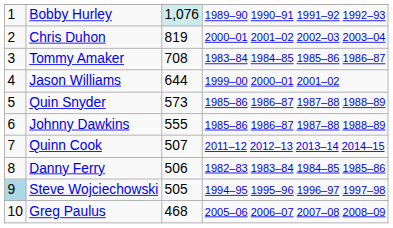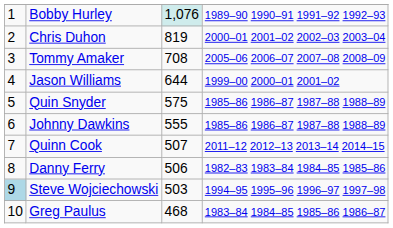(295, 59) 1983–84 1984–85 1985–86 1986–87 -> (295, 59) 2005–06 2006–07 2007–08 2008–09
(176, 102) 573 -> (176, 102) 575
(176, 189) 505 -> (176, 189) 503
(295, 212) 2005–06 2006–07 2007–08 2008–09 -> (295, 212) 1983–84 1984–85 1985–86 1986–87
